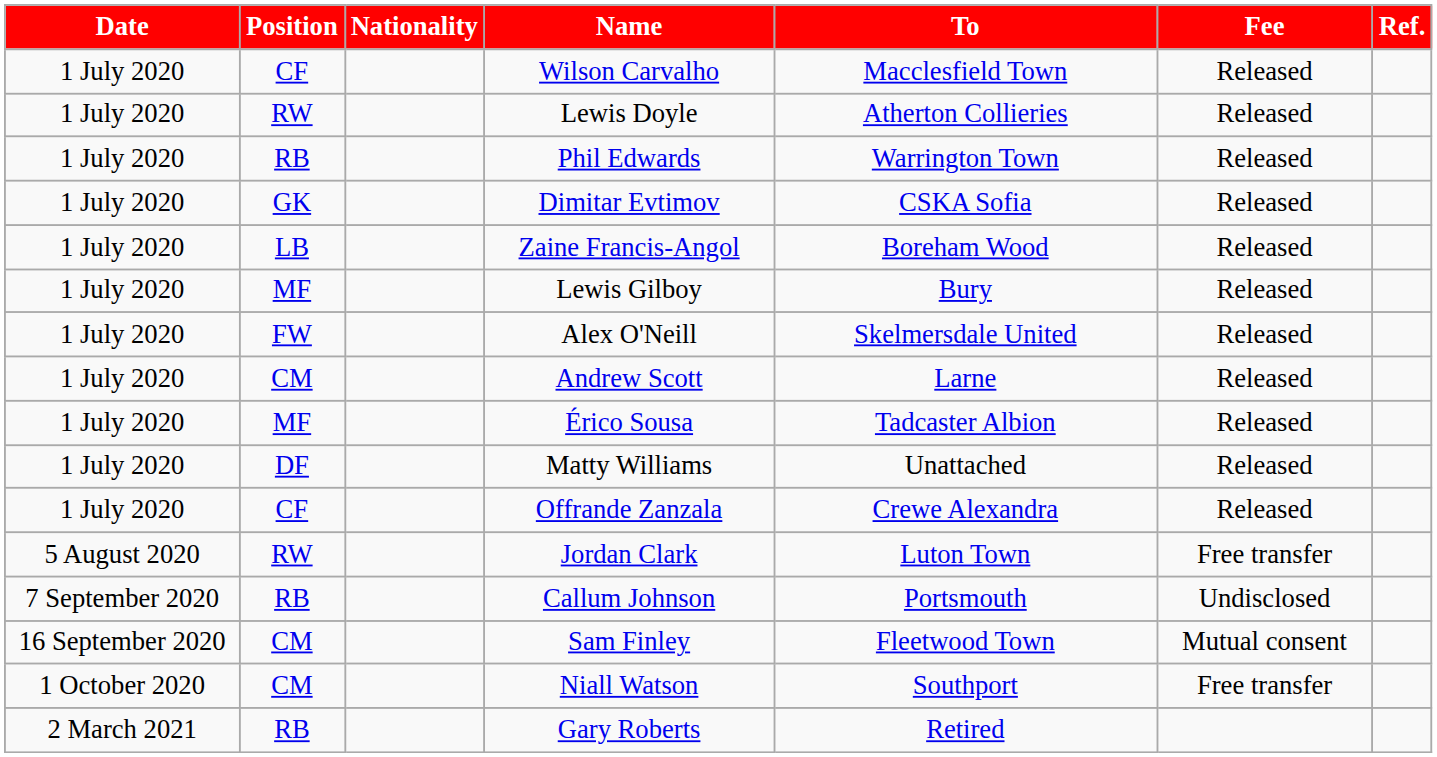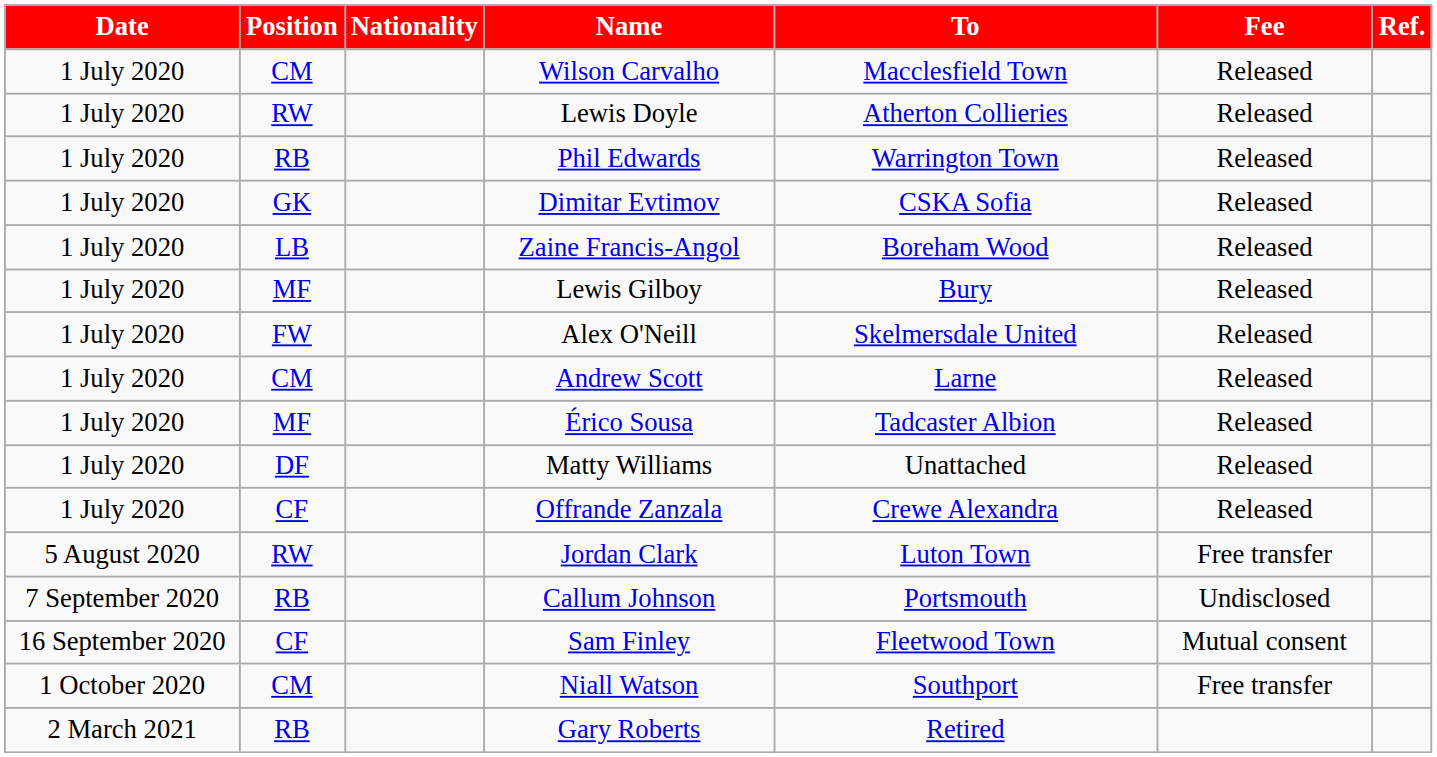(292, 70) CF -> (292, 70) CM
(292, 641) CM -> (292, 641) CF
